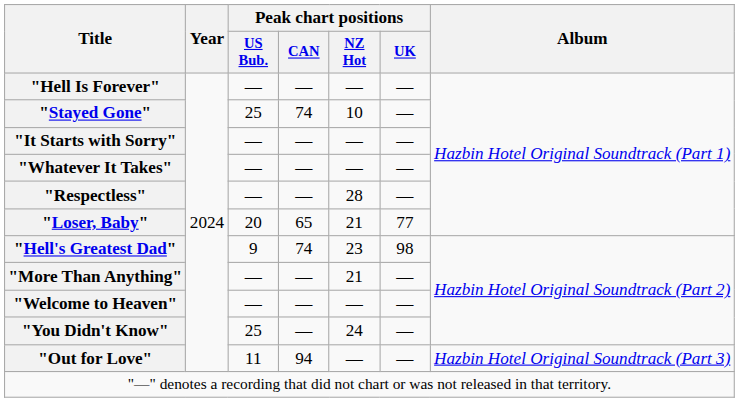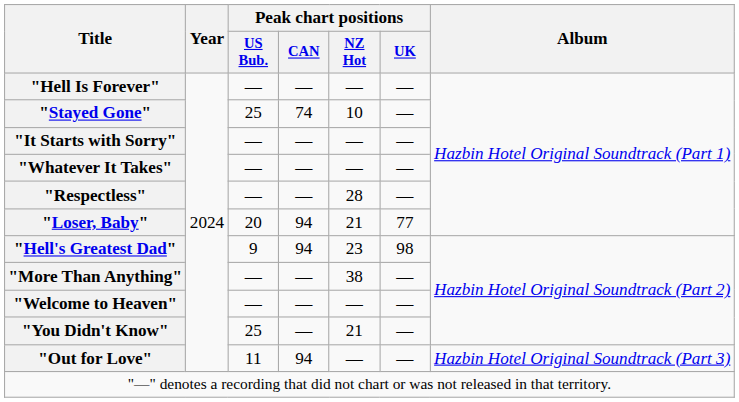(304, 222) 65 -> (304, 222) 94
(304, 249) 74 -> (304, 249) 94
(354, 276) 21 -> (354, 276) 38
(354, 330) 24 -> (354, 330) 21
